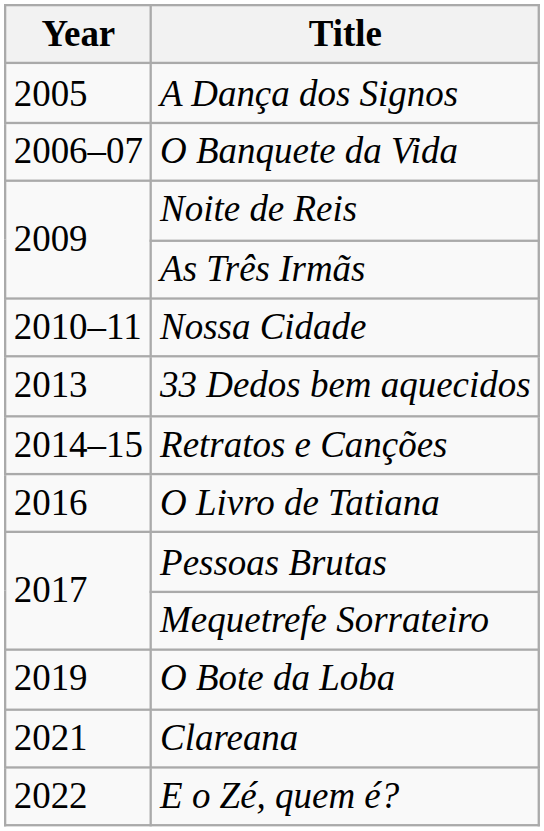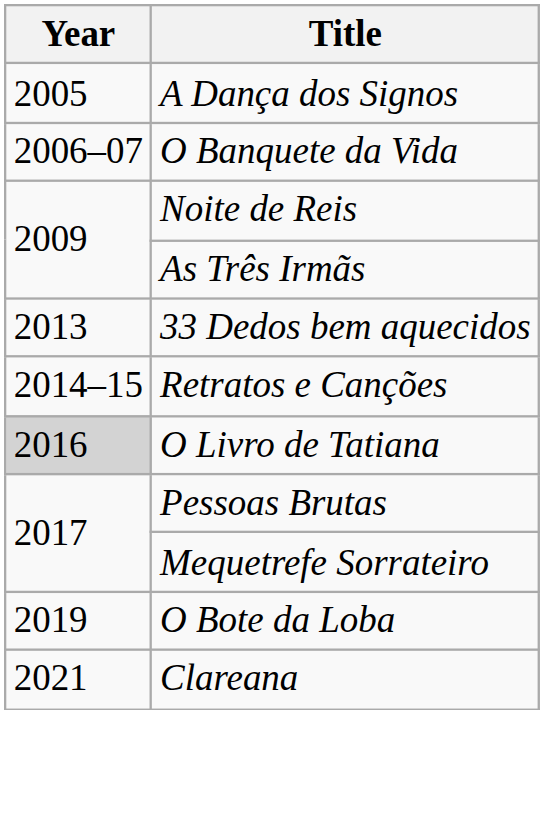- row: (263, 326)
(51, 502) no background -> (51, 444) lightgrey background
- row: (280, 795)
